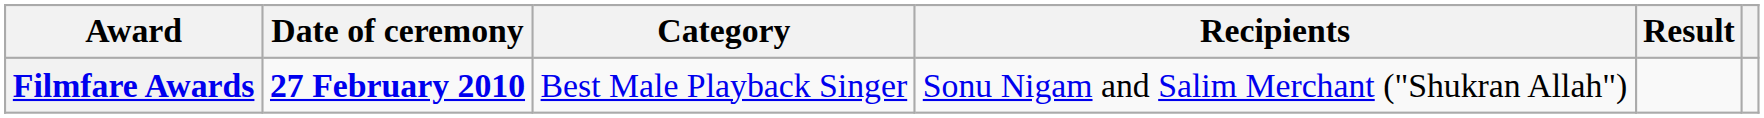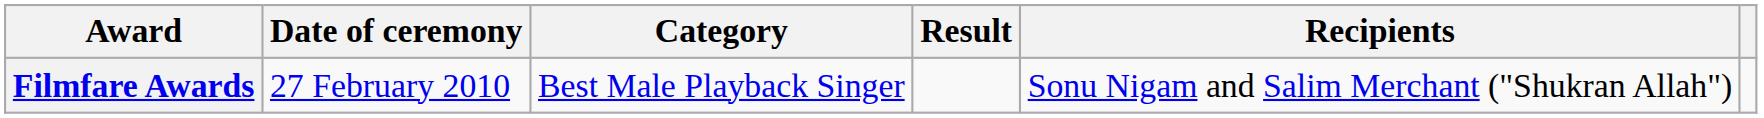columns swapped: (1275, 31) <-> (1689, 31)
(398, 84) bold -> (390, 84) normal
